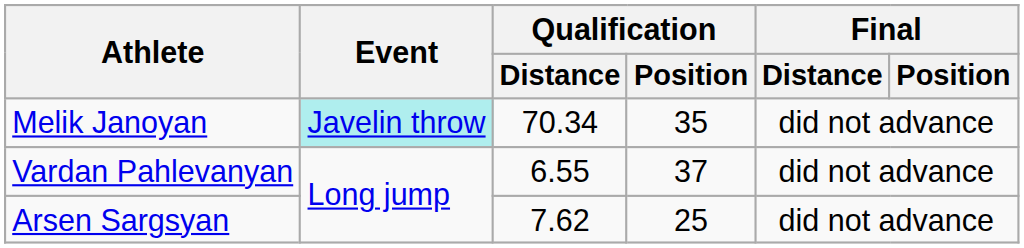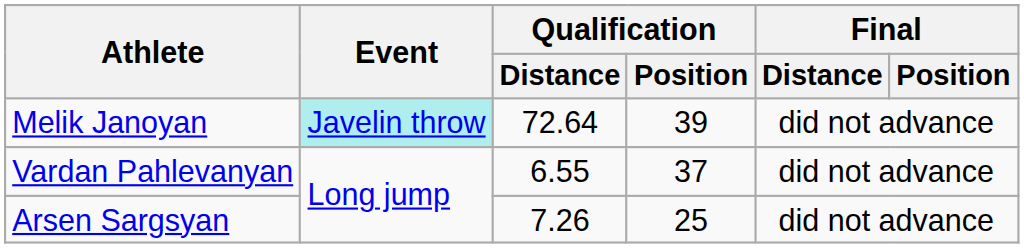(560, 123) 70.34 -> (560, 123) 72.64
(691, 123) 35 -> (691, 123) 39
(560, 220) 7.62 -> (560, 220) 7.26
